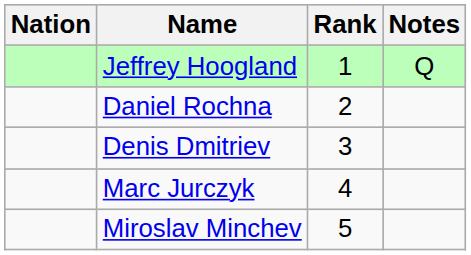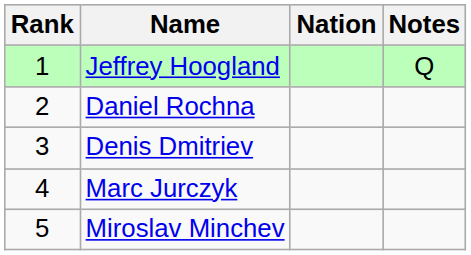columns swapped: (345, 24) <-> (51, 24)
